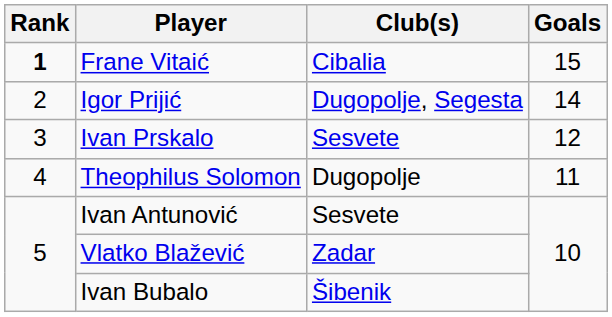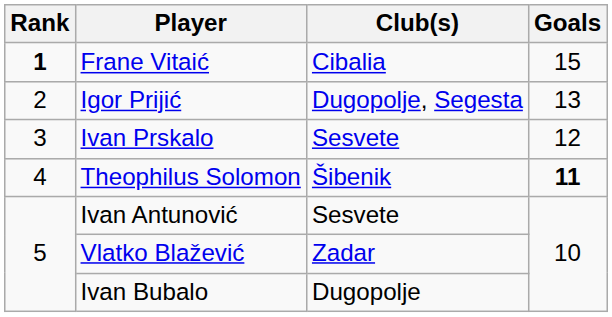(568, 100) 14 -> (568, 100) 13
(366, 176) Dugopolje -> (352, 176) Šibenik
(568, 176) normal -> (568, 176) bold
(352, 291) Šibenik -> (366, 291) Dugopolje
